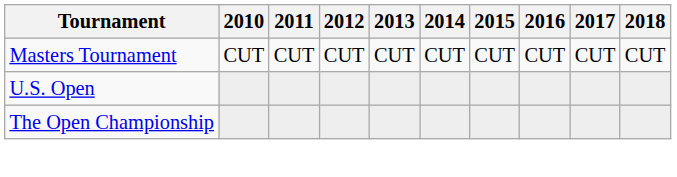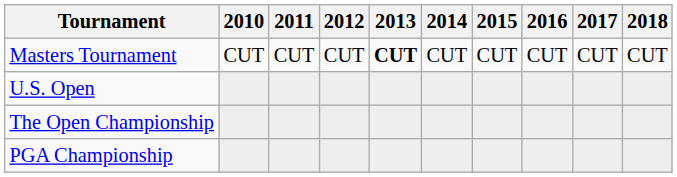(394, 55) normal -> (395, 55) bold
+ row: (91, 155)
